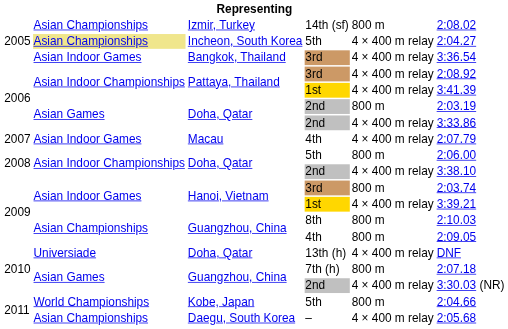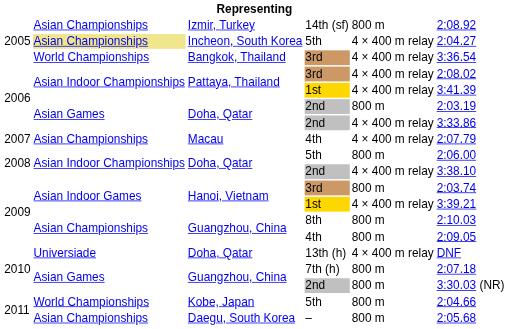(456, 25) 2:08.02 -> (456, 25) 2:08.92
(87, 57) Asian Indoor Games -> (91, 57) World Championships
(456, 74) 2:08.92 -> (456, 74) 2:08.02
(87, 139) Asian Indoor Games -> (91, 139) Asian Championships
(393, 285) 4 × 400 m relay -> (368, 285) 800 m
(393, 318) 4 × 400 m relay -> (368, 318) 800 m
